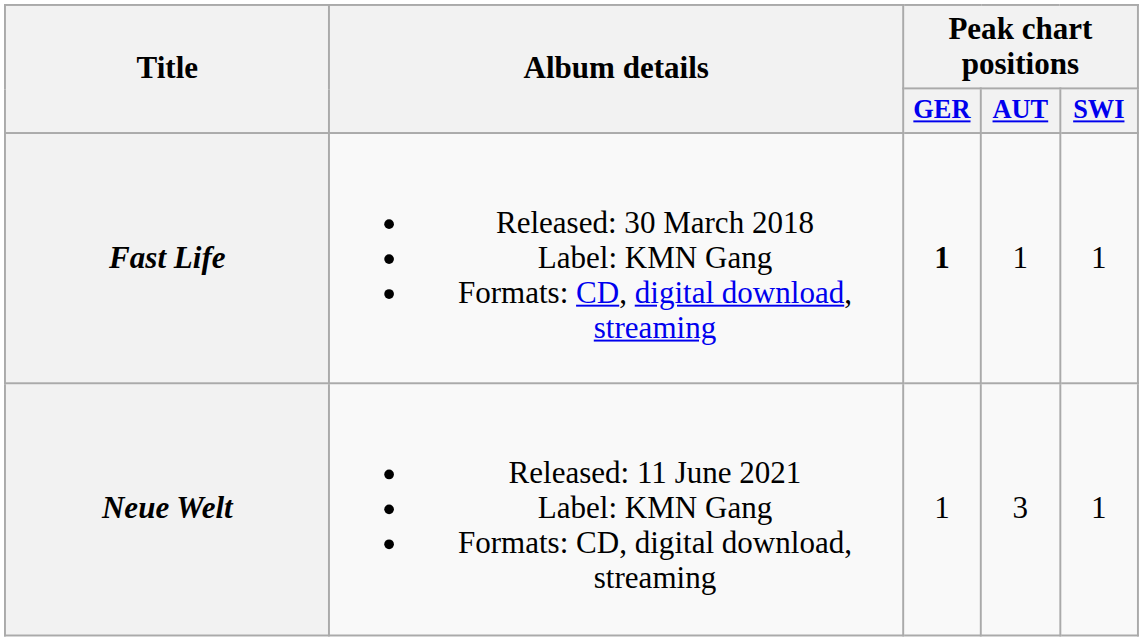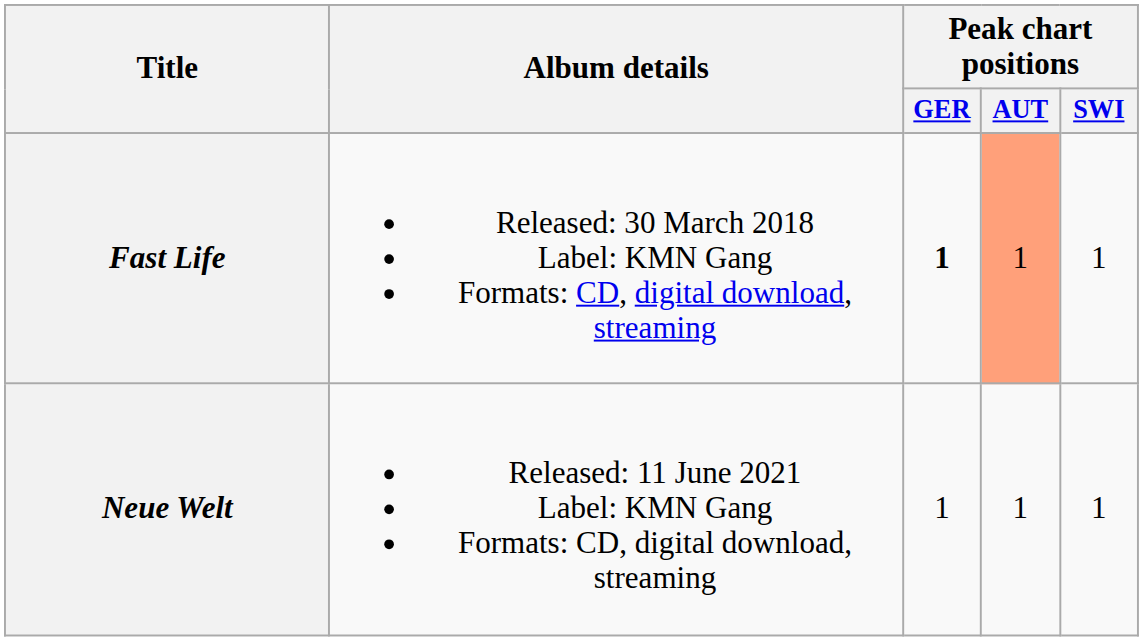(1020, 257) no background -> (1020, 257) lightsalmon background
(1020, 508) 3 -> (1020, 508) 1
